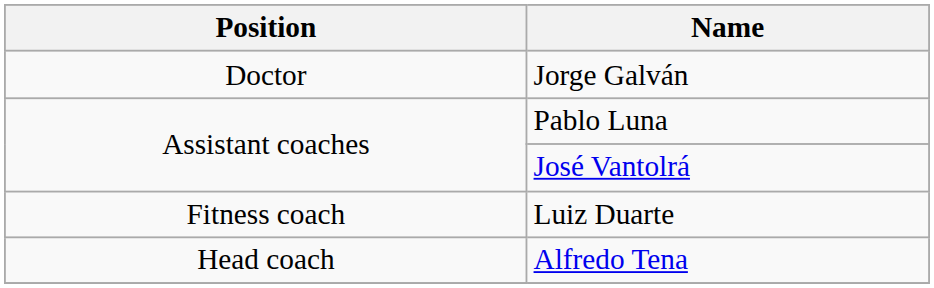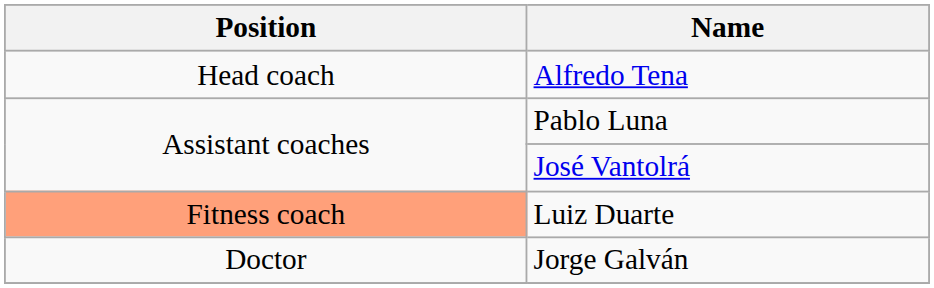rows swapped: (611, 259) <-> (611, 74)
(266, 213) no background -> (266, 213) lightsalmon background
